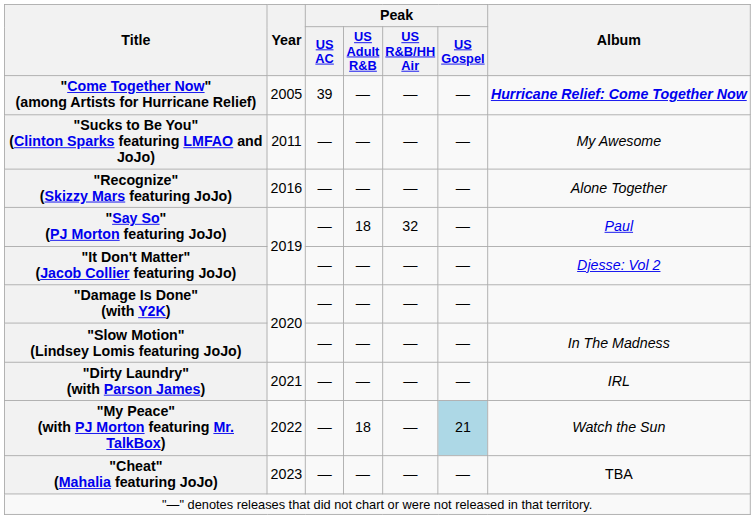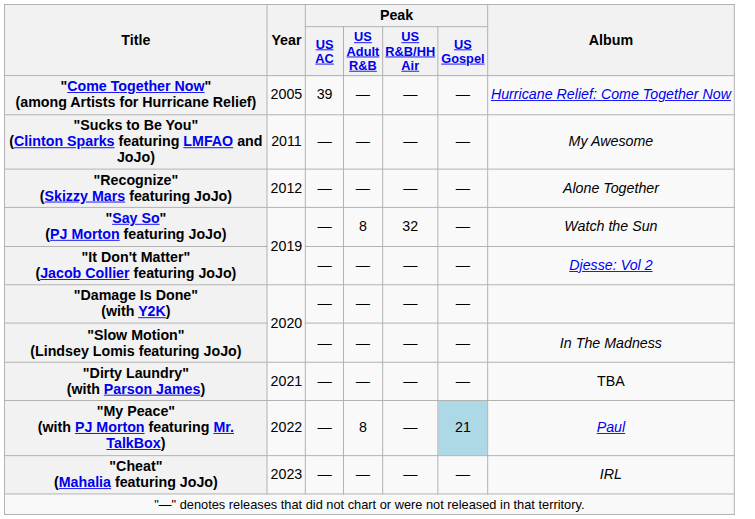(619, 95) bold -> (611, 95) normal
(286, 188) 2016 -> (286, 188) 2012
(363, 226) 18 -> (363, 226) 8
(619, 226) Paul -> (611, 226) Watch the Sun
(619, 381) IRL -> (611, 381) TBA
(363, 427) 18 -> (363, 427) 8
(619, 427) Watch the Sun -> (611, 427) Paul
(619, 474) TBA -> (611, 474) IRL
